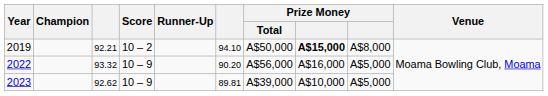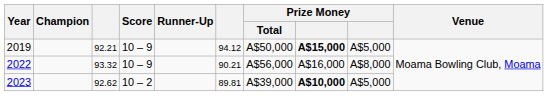(137, 47) 10 – 2 -> (137, 47) 10 – 9
(230, 48) 94.10 -> (230, 48) 94.12
(370, 47) A$8,000 -> (370, 47) A$5,000
(230, 65) 90.20 -> (230, 65) 90.21
(370, 64) A$5,000 -> (370, 64) A$8,000
(137, 82) 10 – 9 -> (137, 82) 10 – 2
(321, 82) normal -> (321, 82) bold
